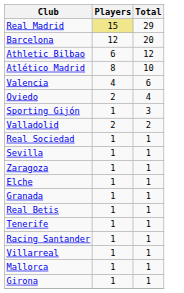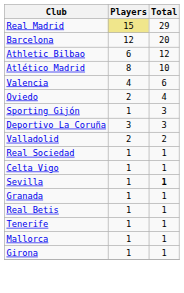+ row: (56, 125)
+ row: (33, 168)
(148, 153) normal -> (164, 182) bold
- row: (27, 168)
- row: (20, 182)
- row: (48, 239)
- row: (33, 253)
